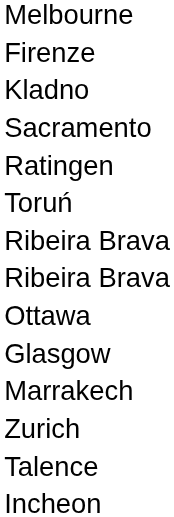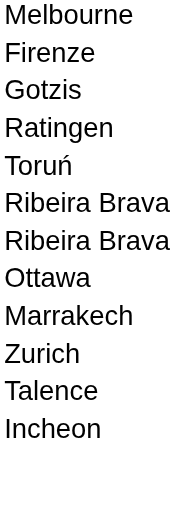+ row: (43, 90)
- row: (47, 90)
- row: (78, 128)
- row: (57, 353)
